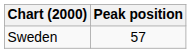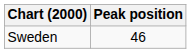(138, 37) 57 -> (138, 37) 46
